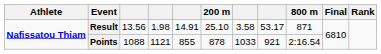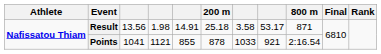(217, 27) 25.10 -> (217, 27) 25.18
(134, 42) 1088 -> (134, 42) 1041
